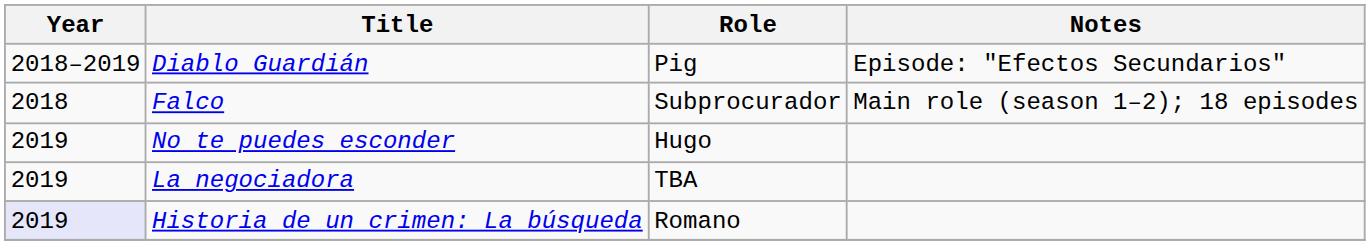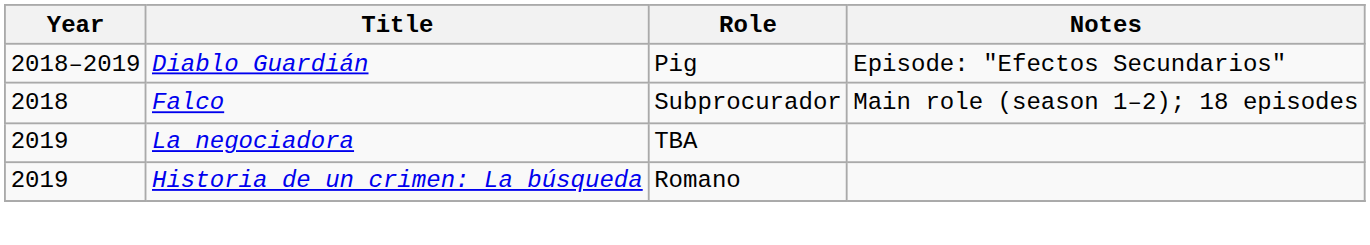- row: (304, 142)
(40, 221) lavender background -> (40, 181) no background
